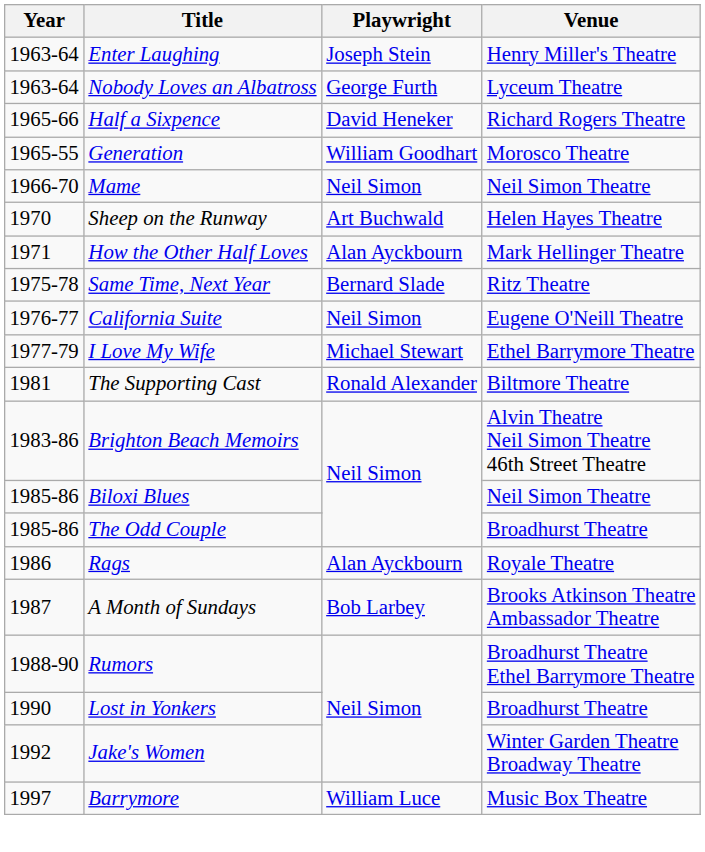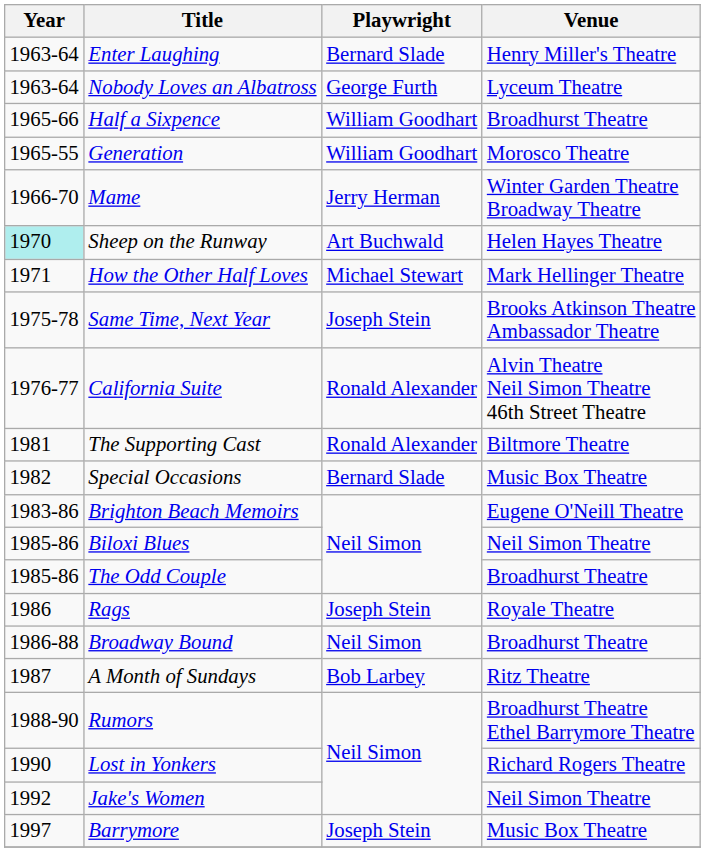(378, 53) Joseph Stein -> (385, 53) Bernard Slade
(389, 119) David Heneker -> (402, 119) William Goodhart
(586, 119) Richard Rogers Theatre -> (567, 119) Broadhurst Theatre
(374, 185) Neil Simon -> (383, 197) Jerry Herman
(569, 185) Neil Simon Theatre -> (583, 197) Winter Garden Theatre Broadway Theatre
(30, 218) no background -> (30, 242) paleturquoise background
(394, 251) Alan Ayckbourn -> (395, 275) Michael Stewart
(385, 284) Bernard Slade -> (378, 319) Joseph Stein
(538, 284) Ritz Theatre -> (591, 319) Brooks Atkinson Theatre Ambassador Theatre
(374, 317) Neil Simon -> (402, 388) Ronald Alexander
(585, 317) Eugene O'Neill Theatre -> (569, 388) Alvin Theatre Neil Simon Theatre 46th Street Theatre
- row: (152, 350)
+ row: (165, 477)
(569, 440) Alvin Theatre Neil Simon Theatre 46th Street Theatre -> (585, 510) Eugene O'Neill Theatre
(394, 562) Alan Ayckbourn -> (378, 609) Joseph Stein
+ row: (160, 642)
(591, 607) Brooks Atkinson Theatre Ambassador Theatre -> (538, 675) Ritz Theatre
(567, 708) Broadhurst Theatre -> (586, 764) Richard Rogers Theatre
(583, 753) Winter Garden Theatre Broadway Theatre -> (569, 797) Neil Simon Theatre
(383, 797) William Luce -> (378, 830) Joseph Stein
